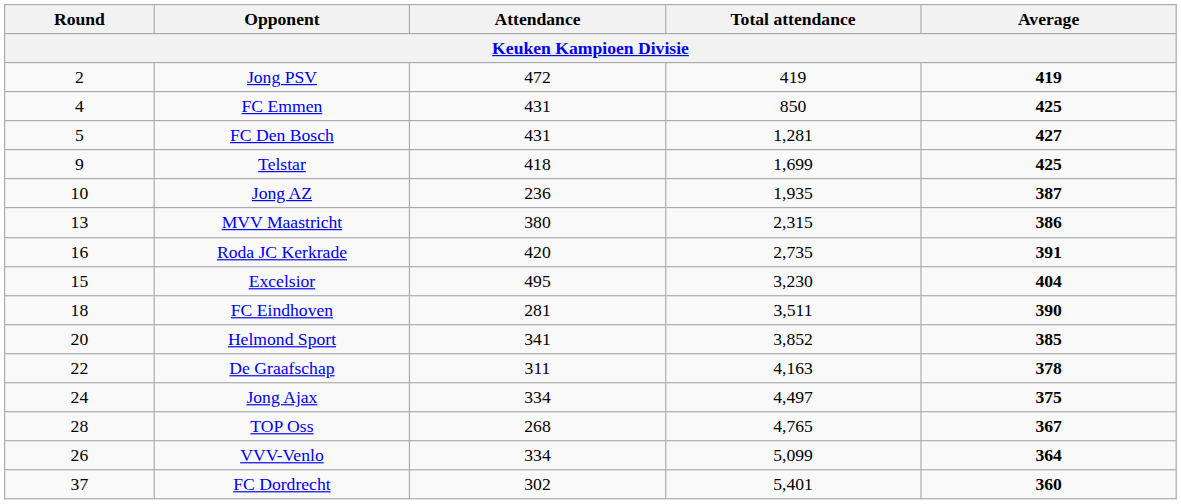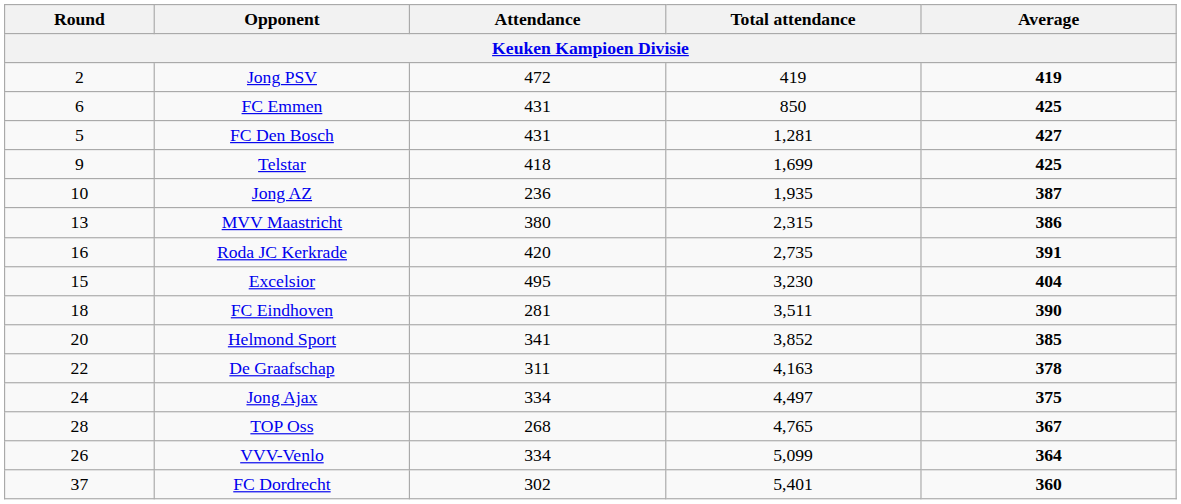(79, 106) 4 -> (79, 106) 6
